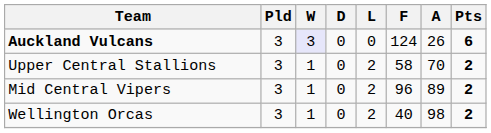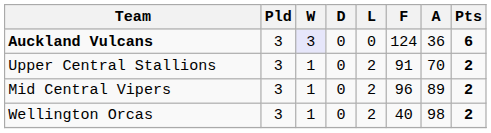(436, 41) 26 -> (436, 41) 36
(404, 66) 58 -> (404, 66) 91
